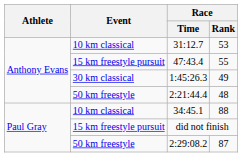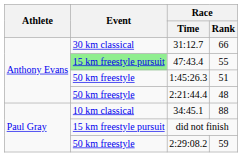(103, 45) 10 km classical -> (103, 45) 30 km classical
(223, 45) 53 -> (223, 45) 66
(119, 62) no background -> (119, 62) lightgreen background
(103, 78) 30 km classical -> (104, 78) 50 km freestyle
(223, 78) 49 -> (223, 78) 51
(223, 144) 87 -> (223, 144) 59
